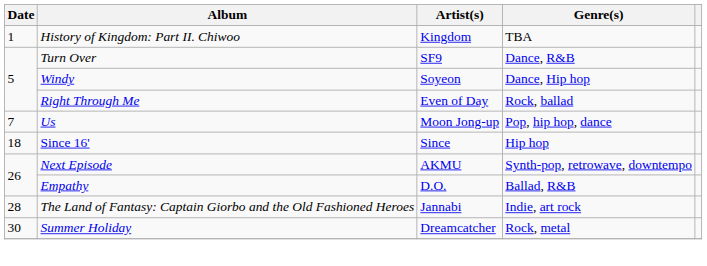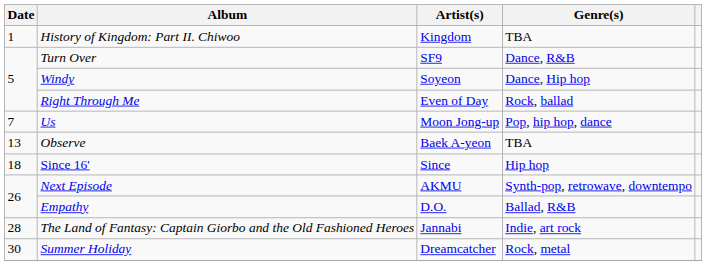+ row: (63, 143)
